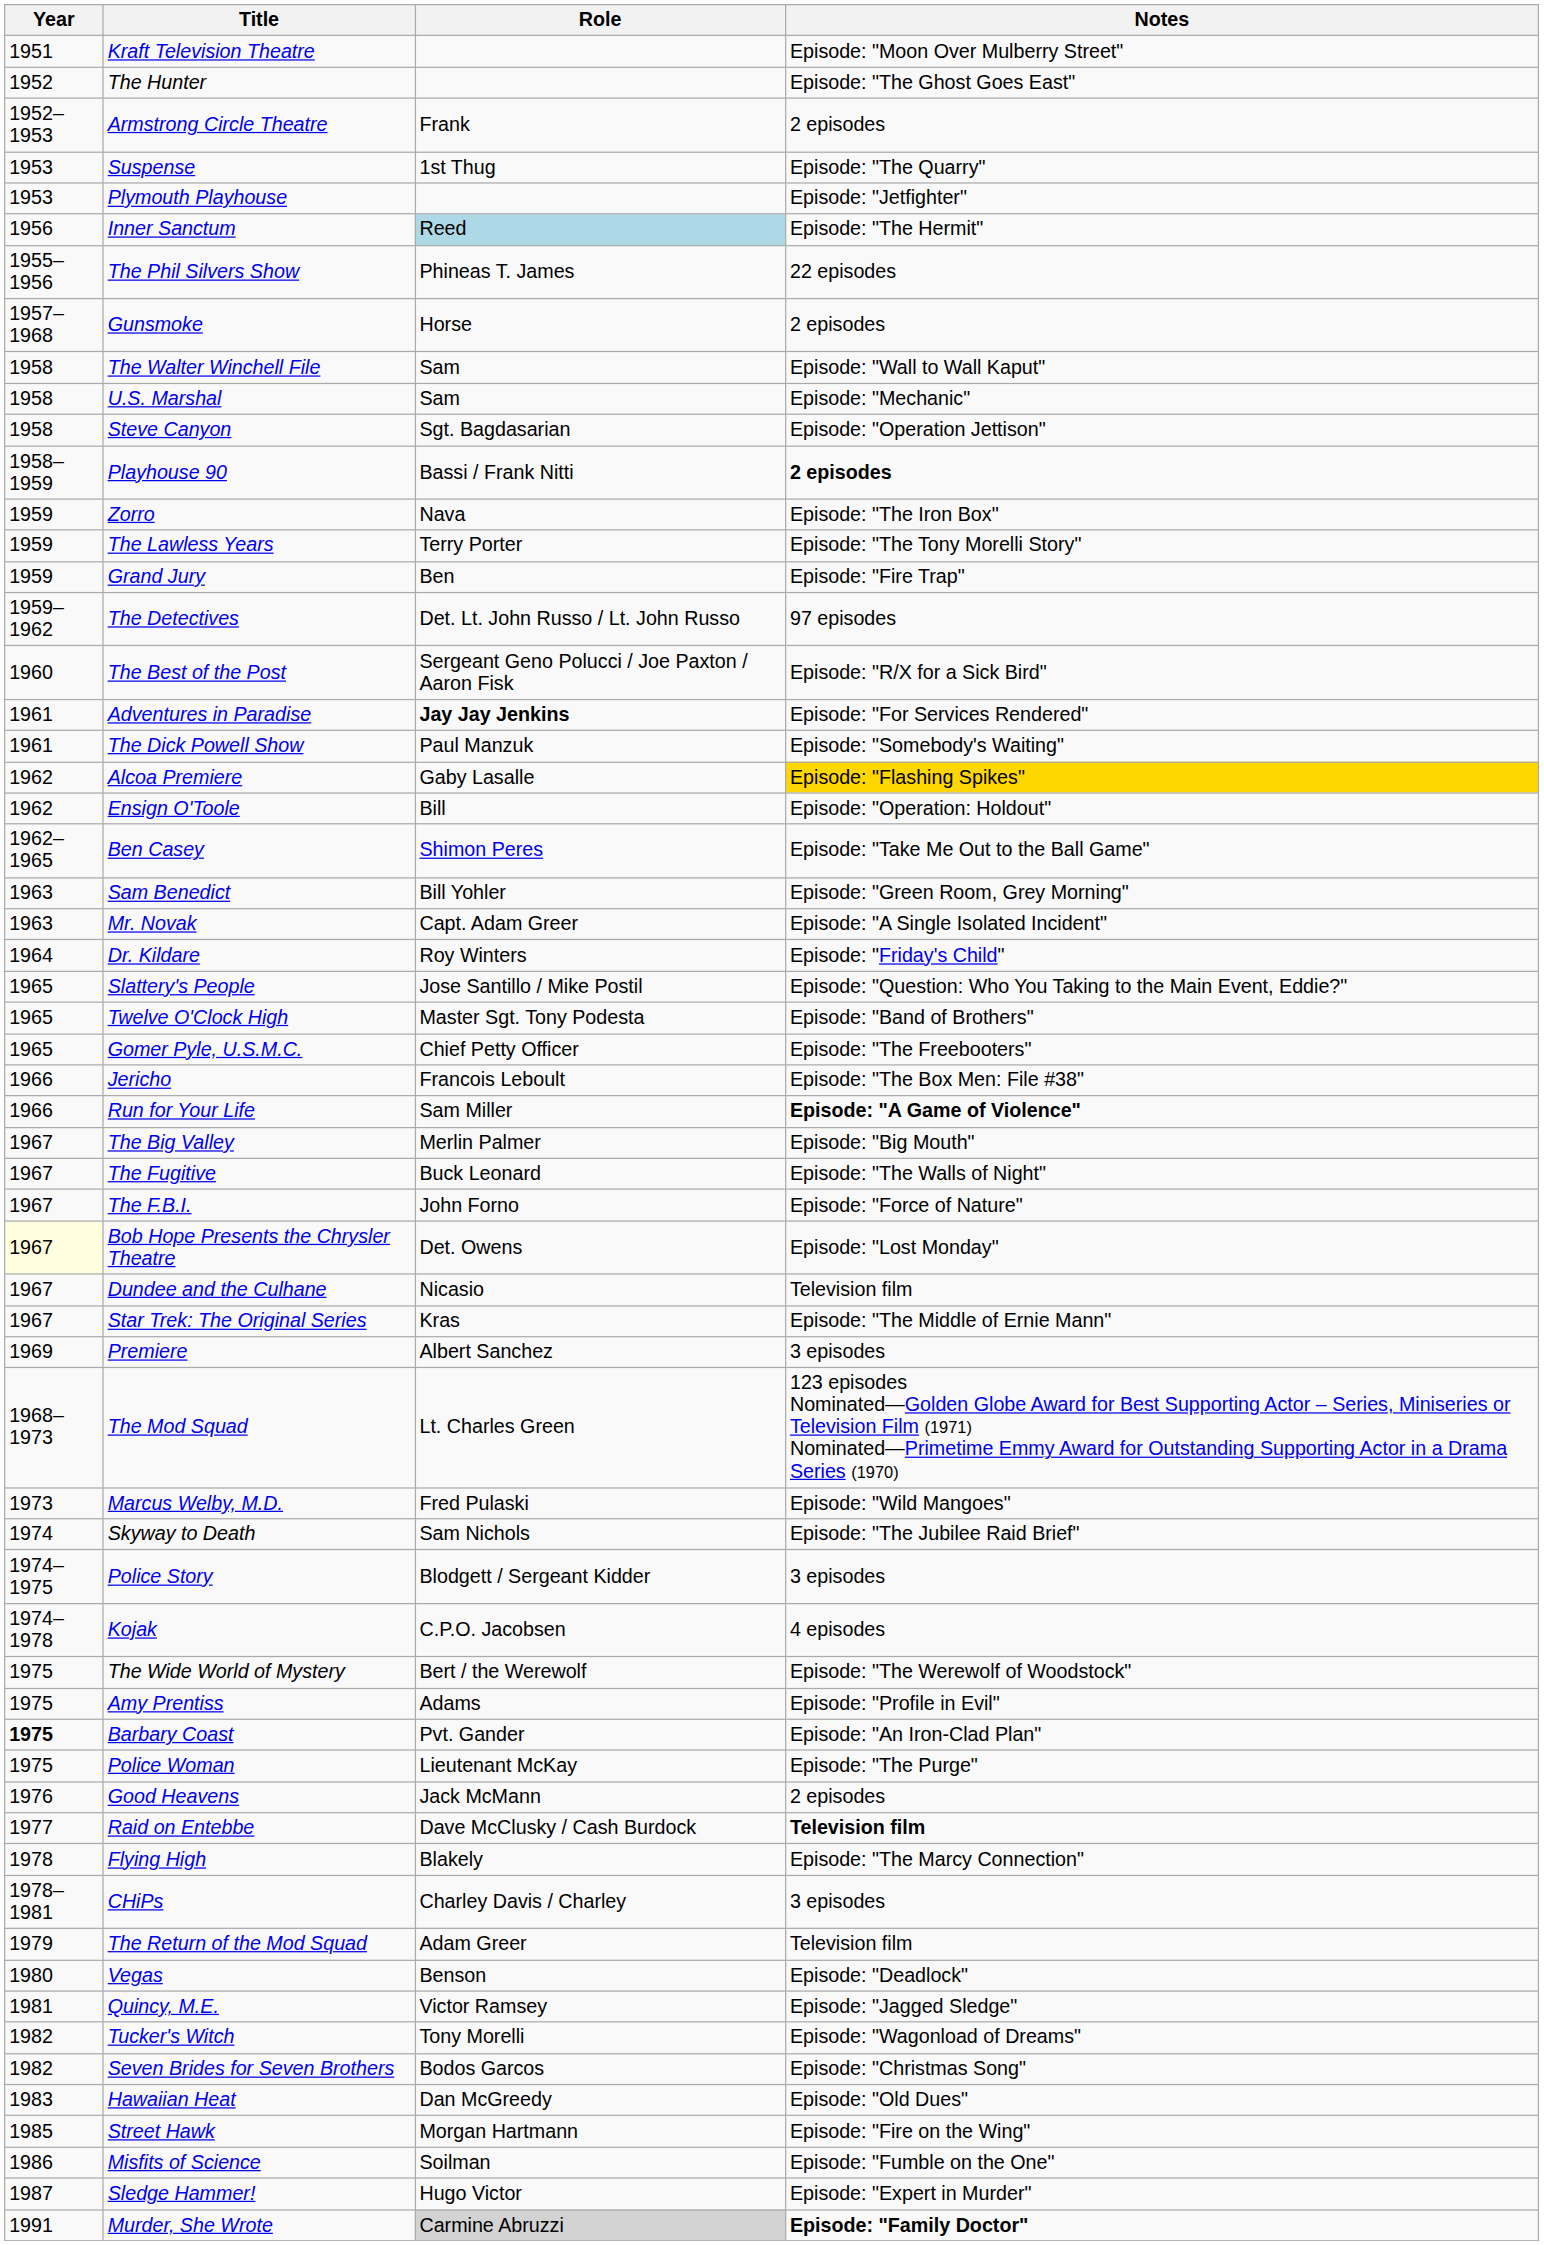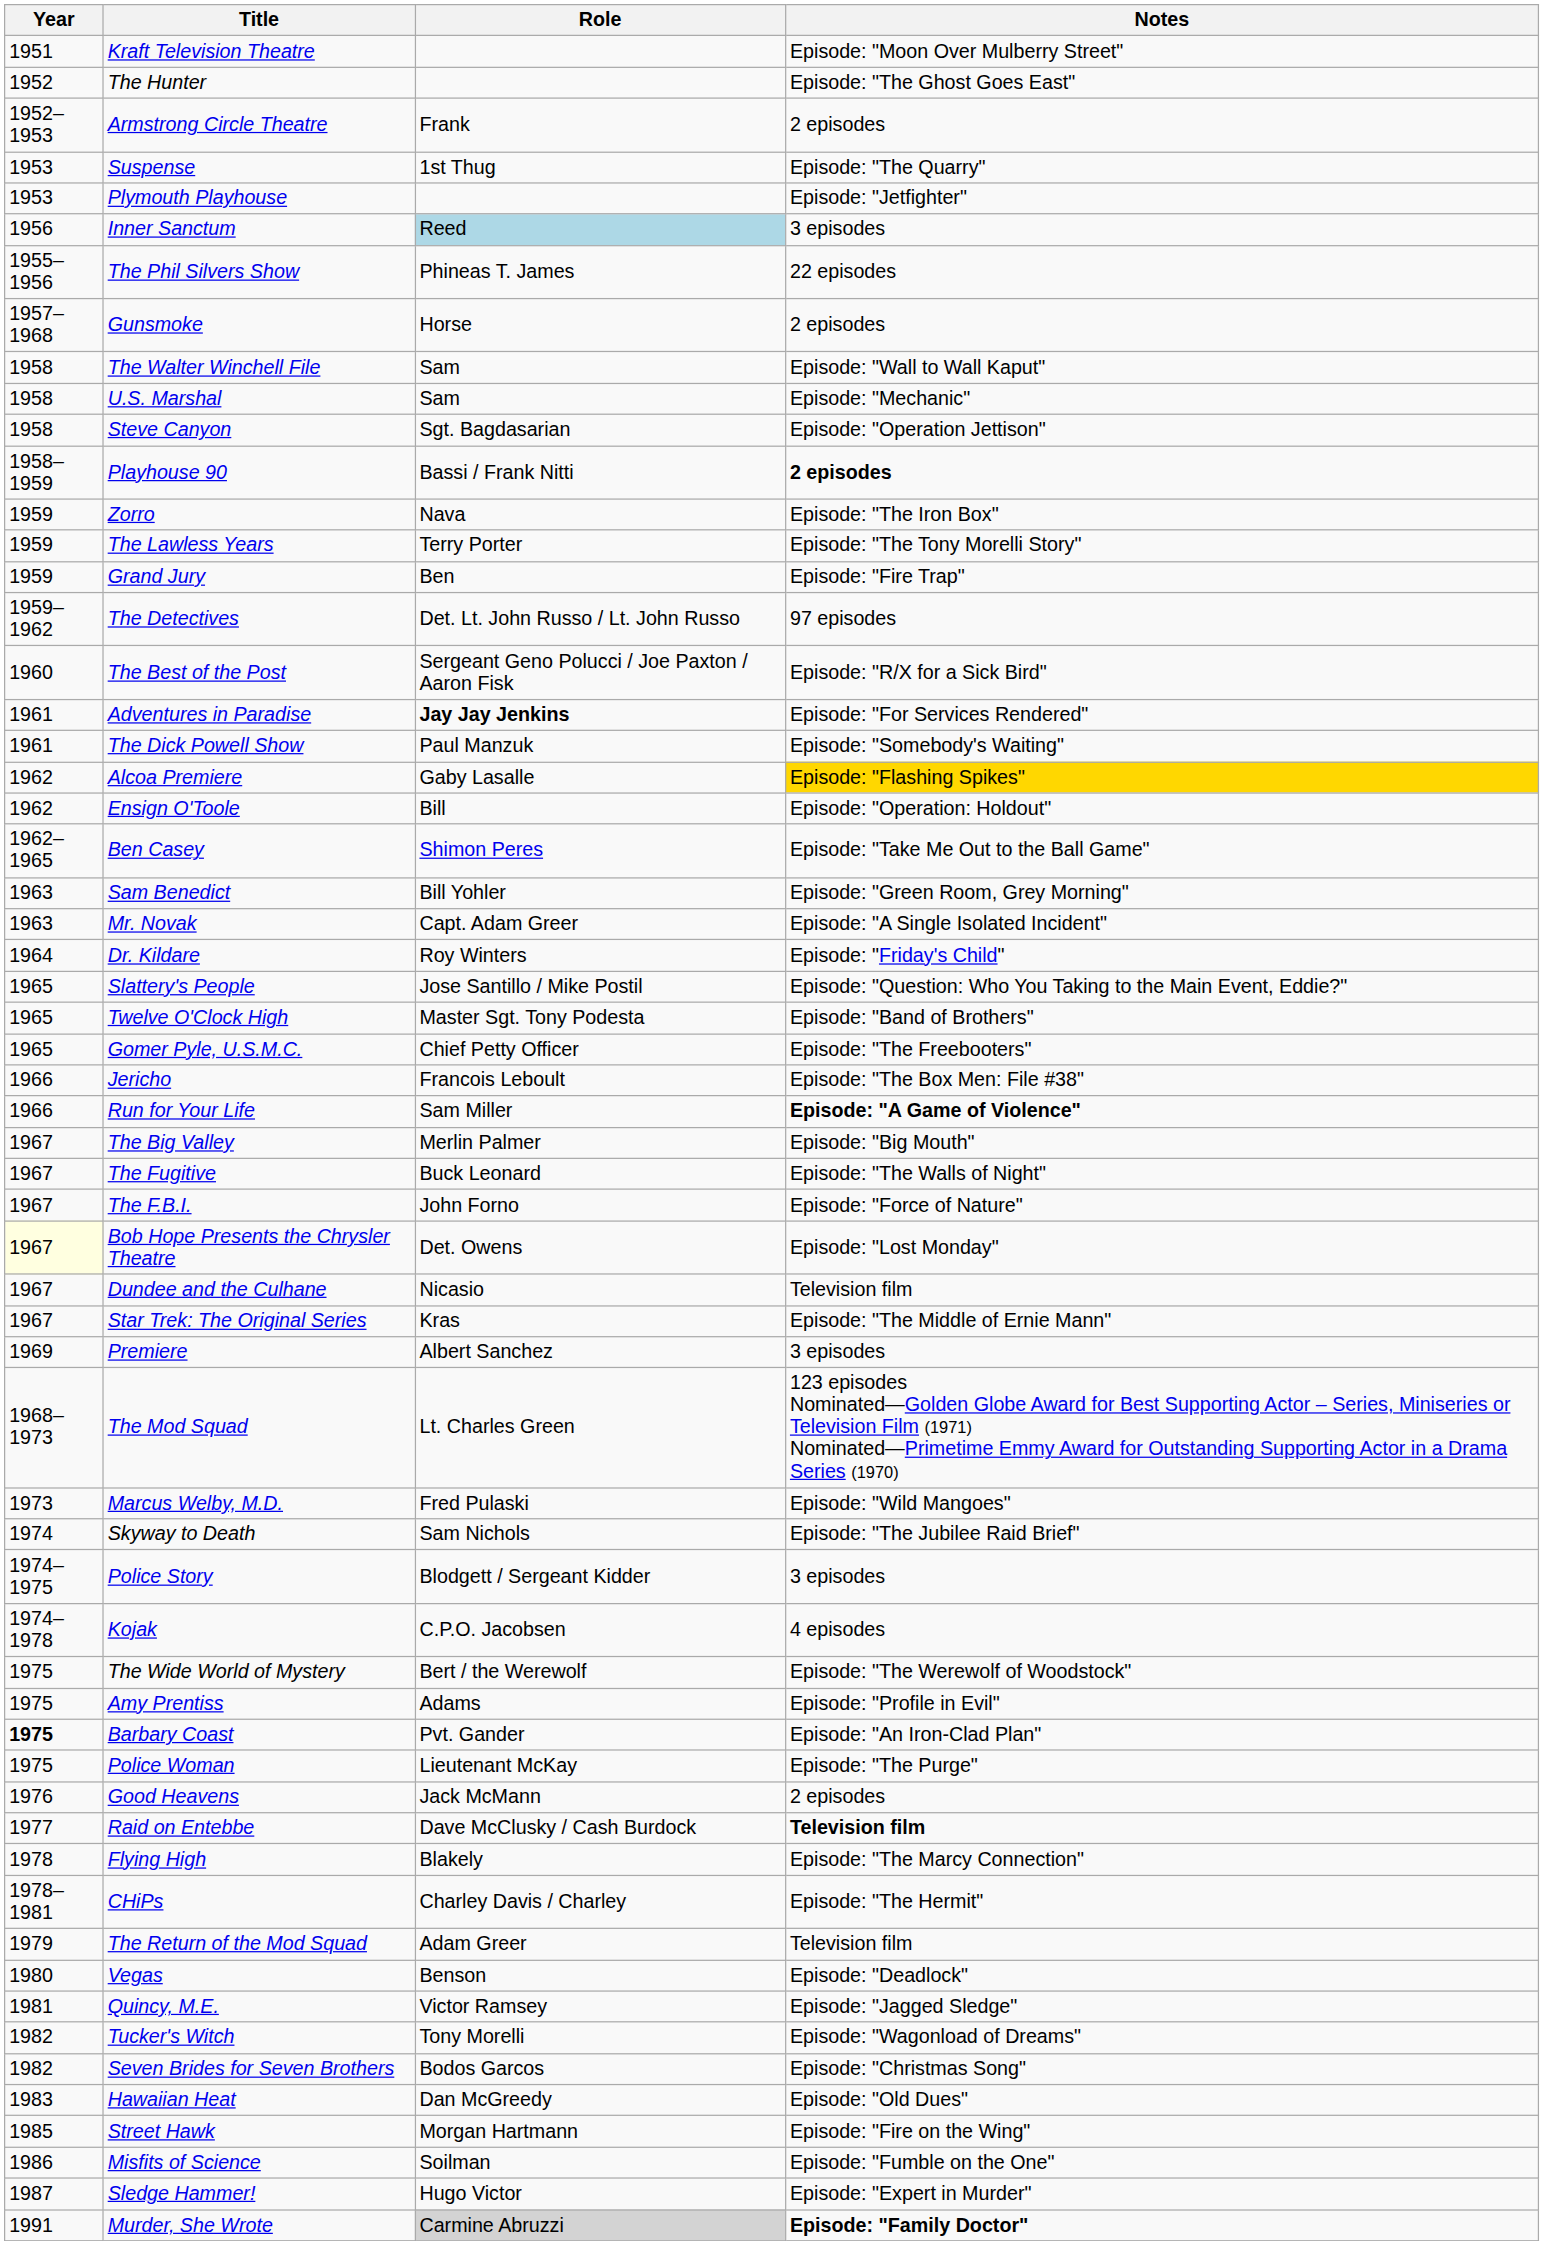(887, 229) Episode: "The Hermit" -> (838, 229) 3 episodes
(838, 1901) 3 episodes -> (887, 1901) Episode: "The Hermit"
